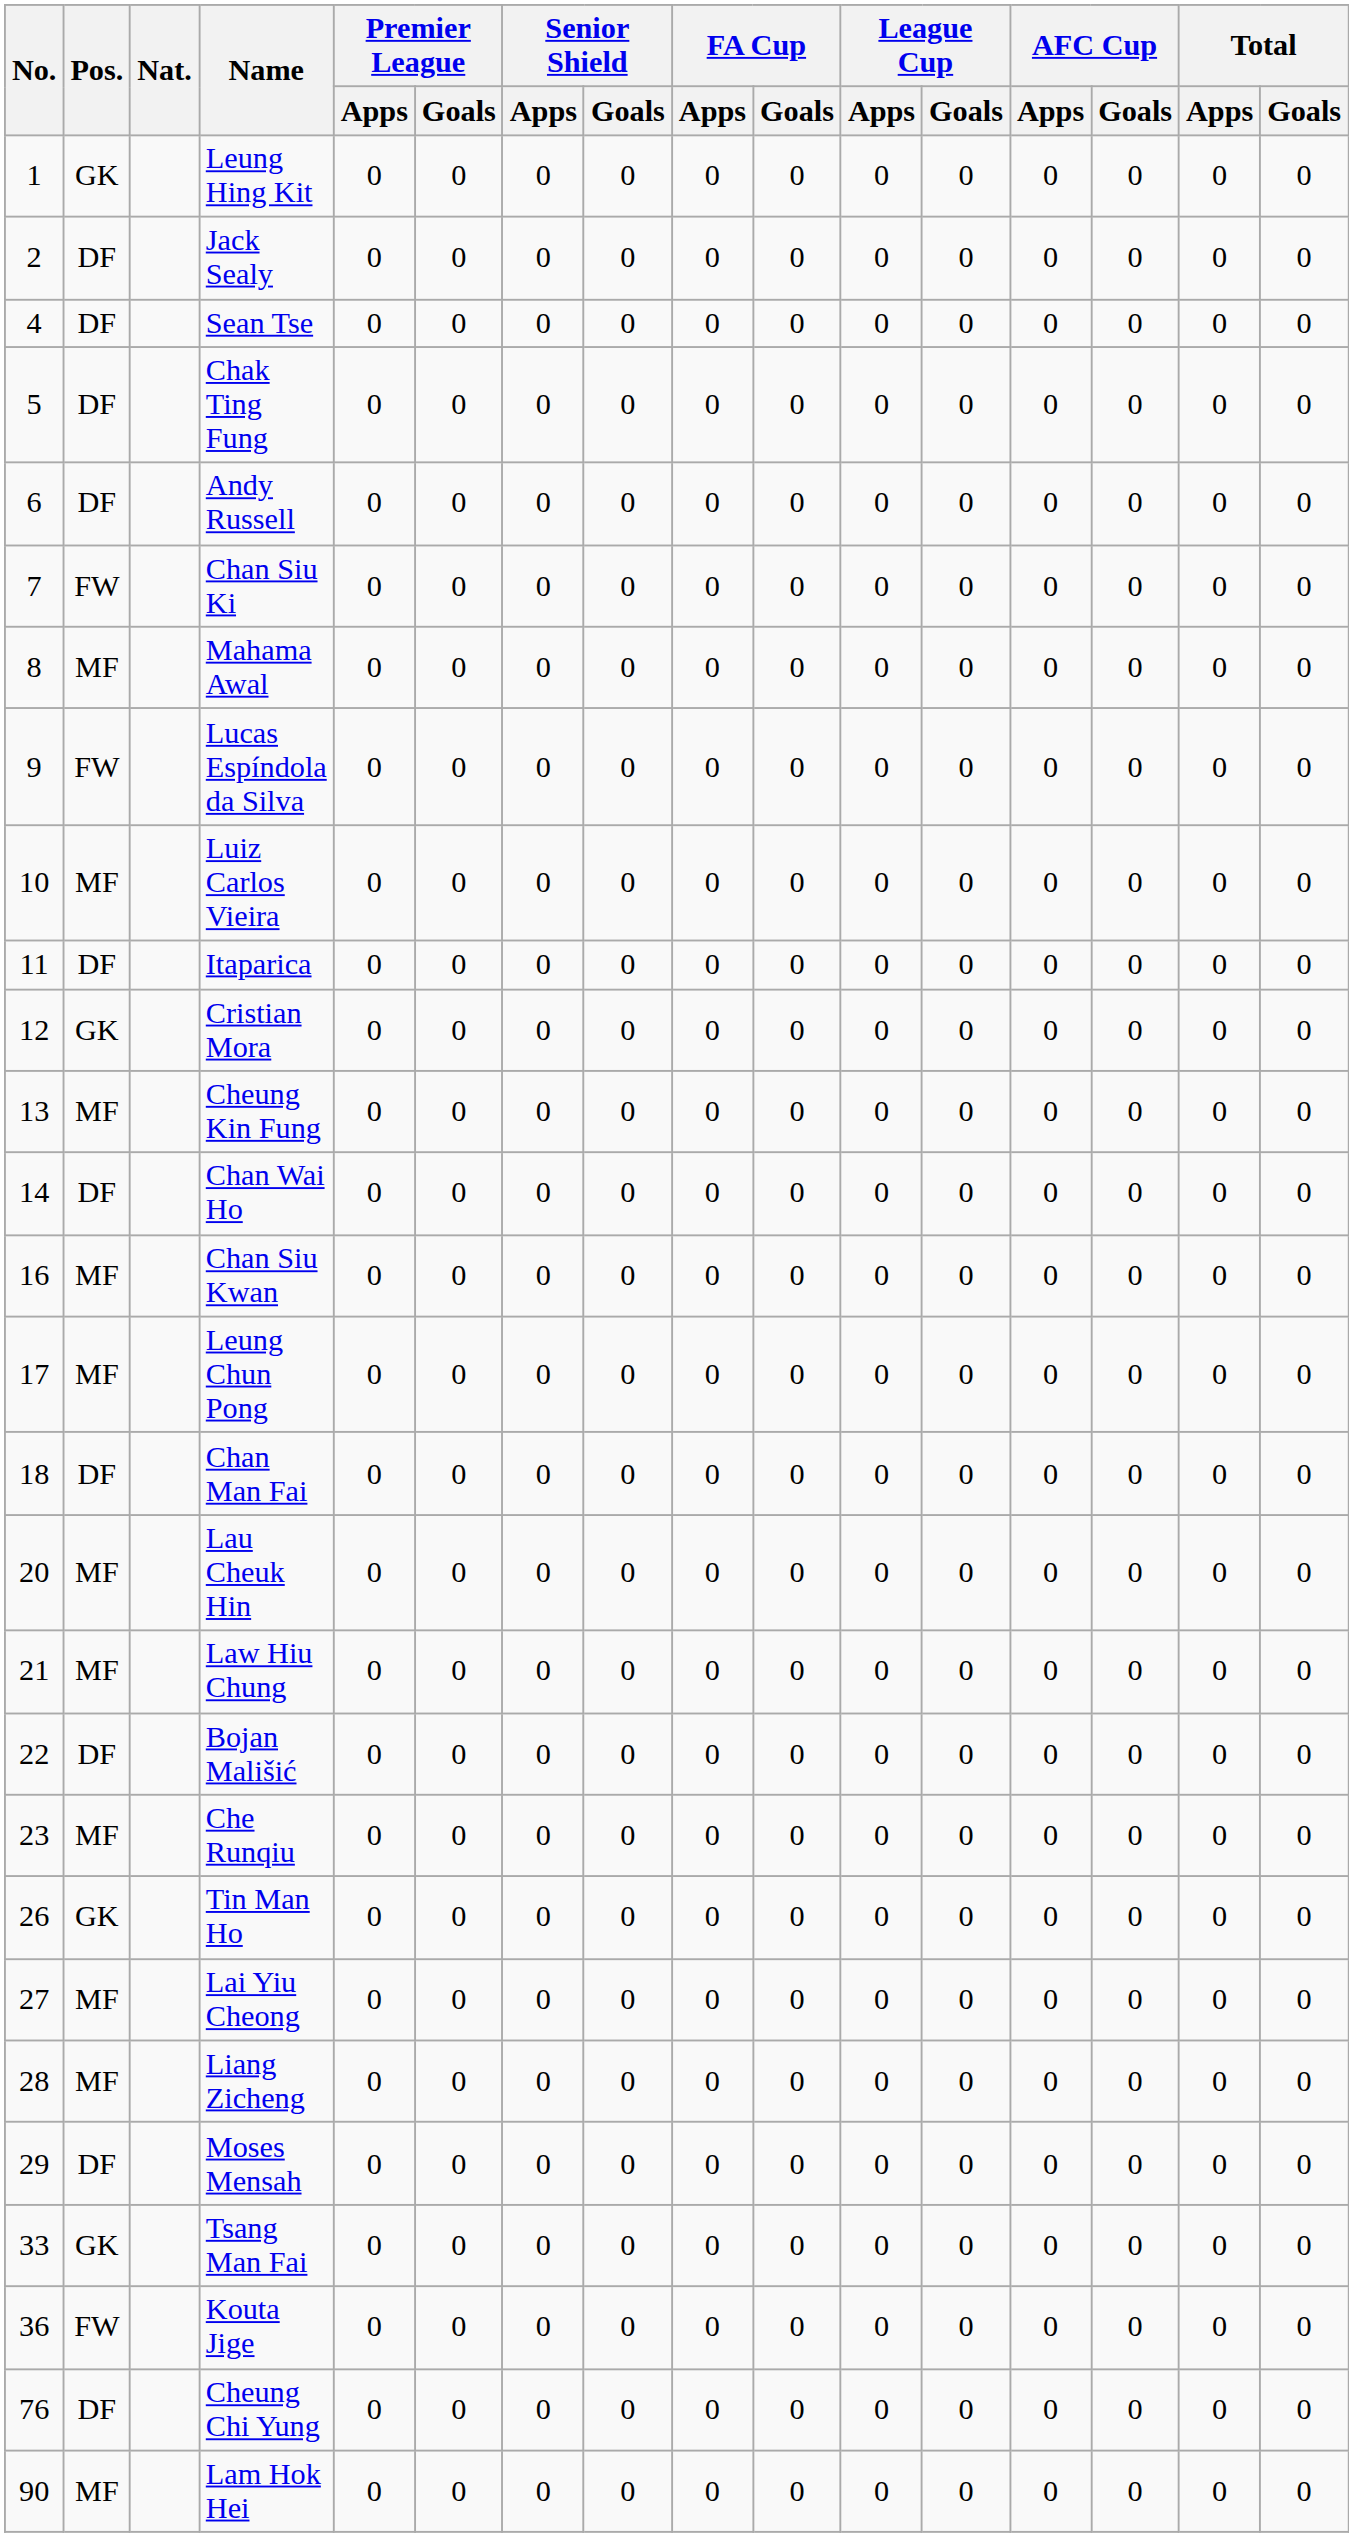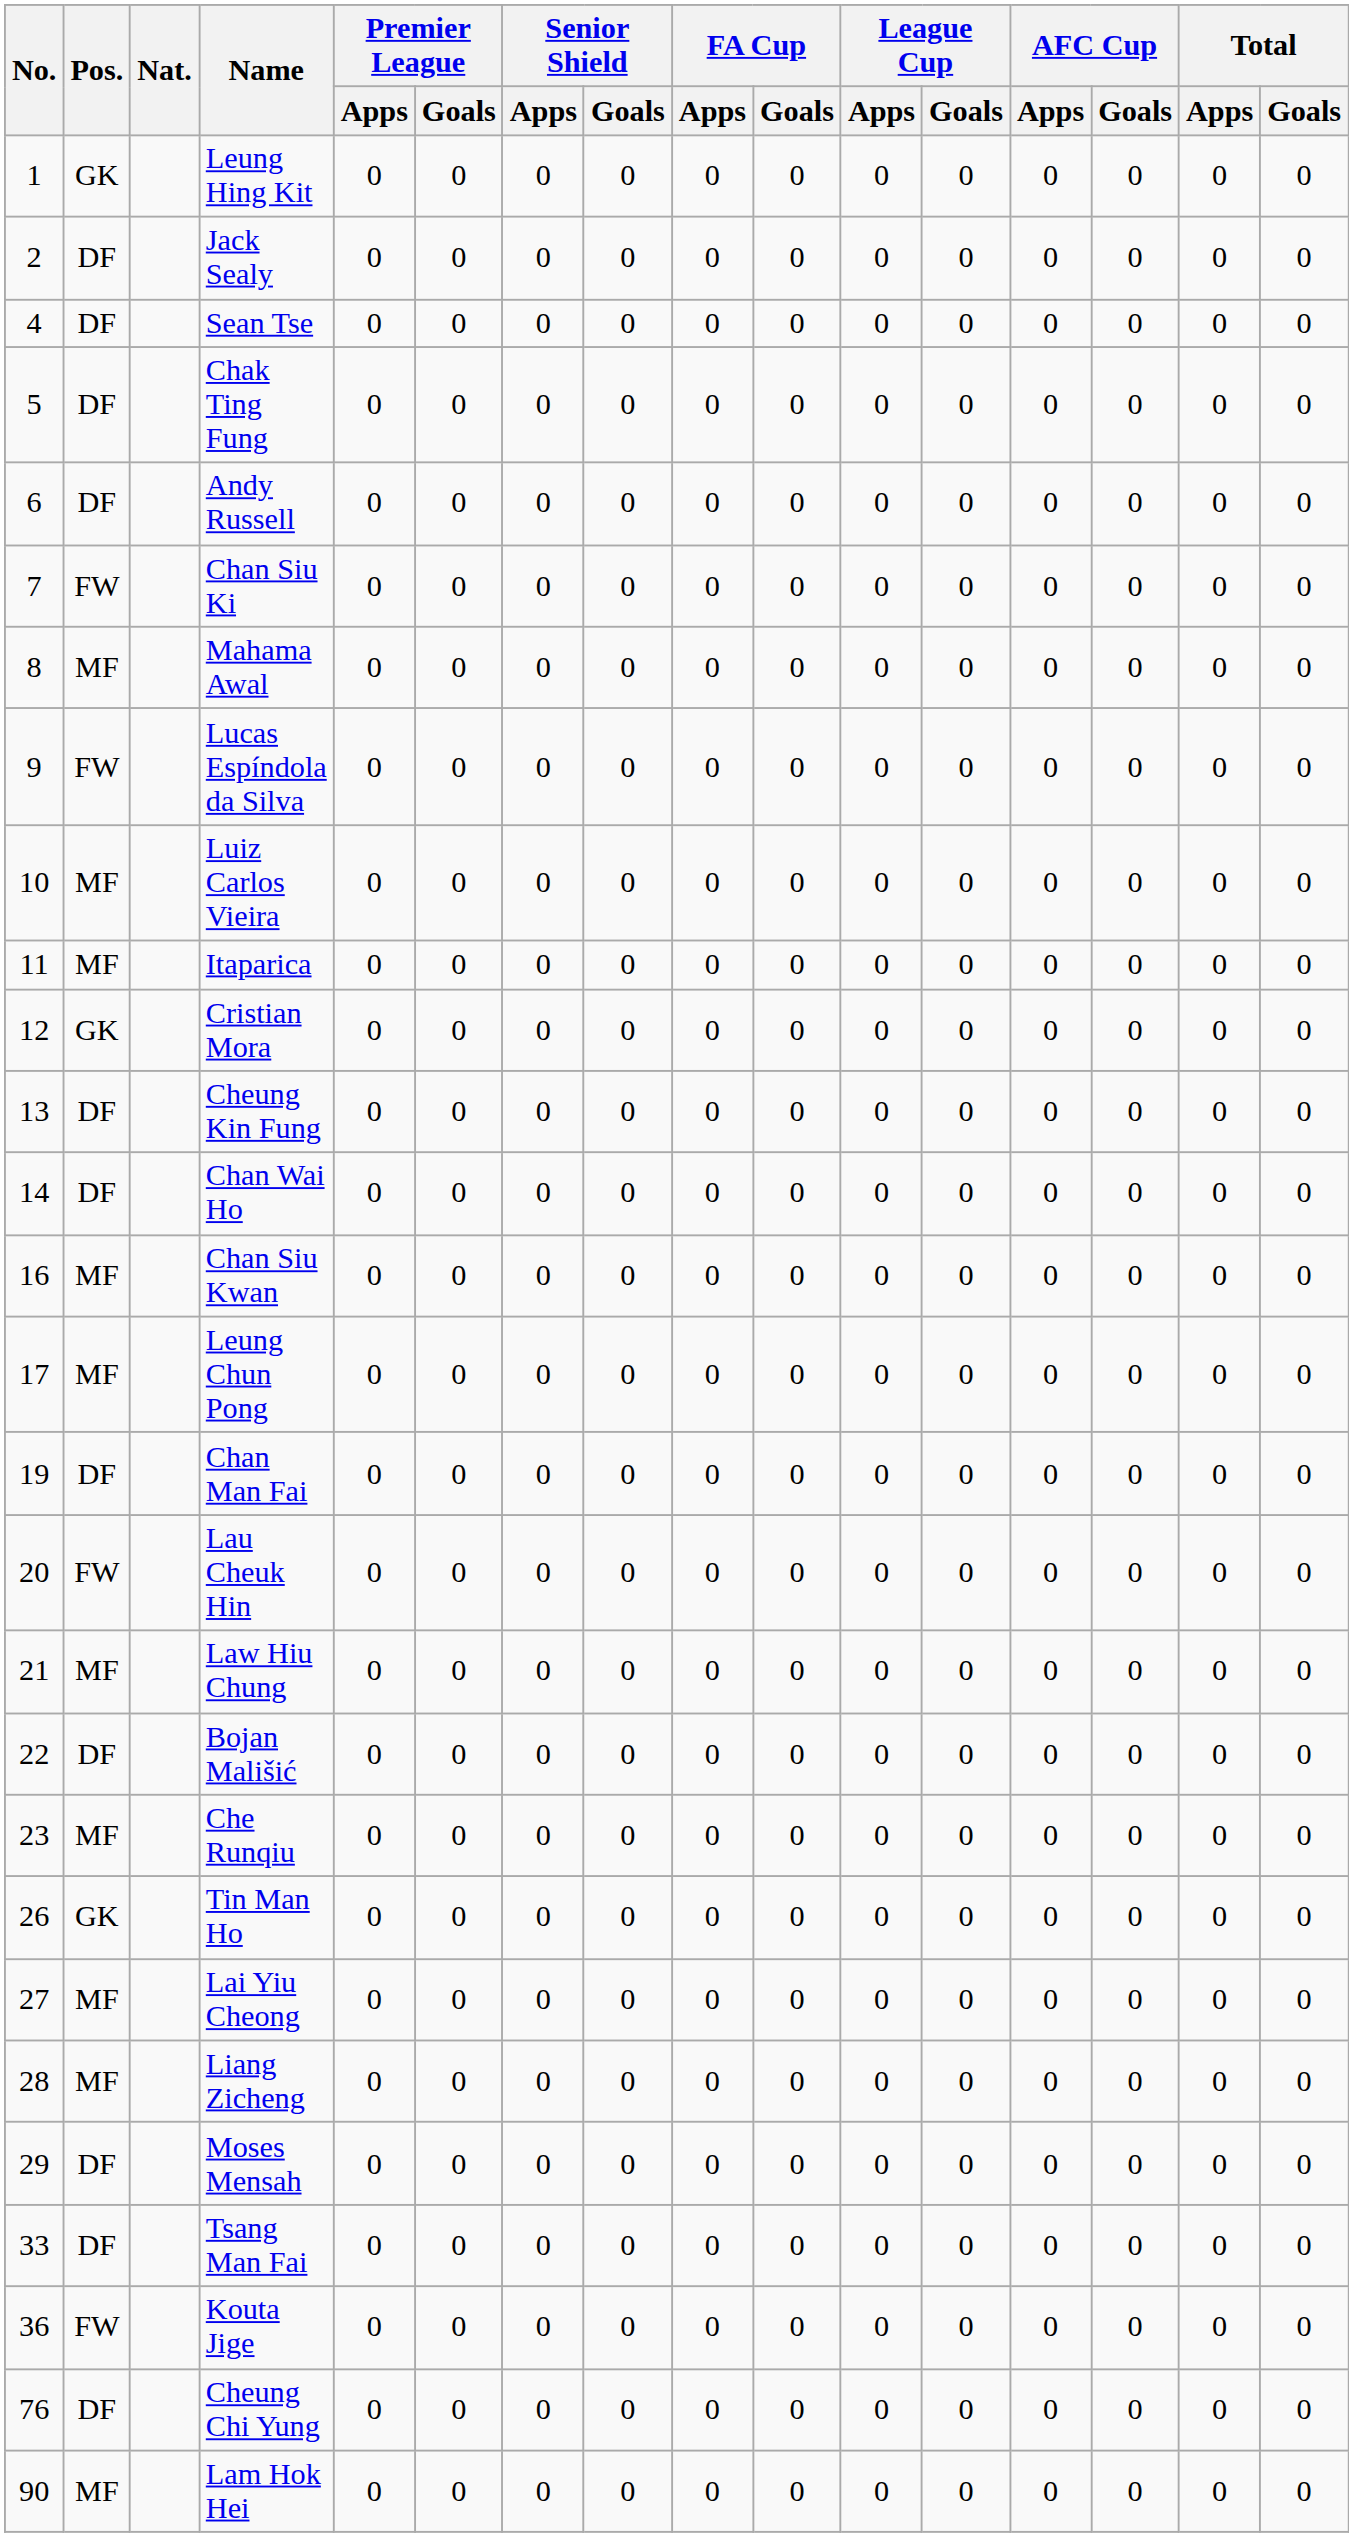(97, 964) DF -> (97, 964) MF
(97, 1111) MF -> (97, 1111) DF
(34, 1473) 18 -> (34, 1473) 19
(97, 1572) MF -> (97, 1572) FW
(97, 2244) GK -> (97, 2244) DF
